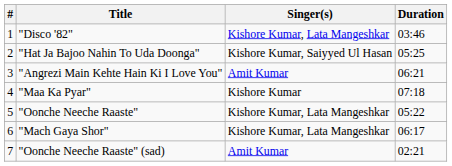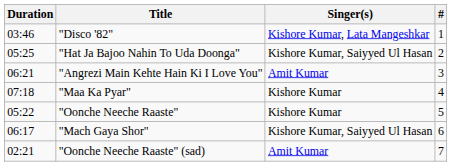columns swapped: (10, 14) <-> (421, 14)
(309, 112) Kishore Kumar, Lata Mangeshkar -> (305, 112) Kishore Kumar
(309, 131) Kishore Kumar, Lata Mangeshkar -> (350, 131) Kishore Kumar, Saiyyed Ul Hasan
